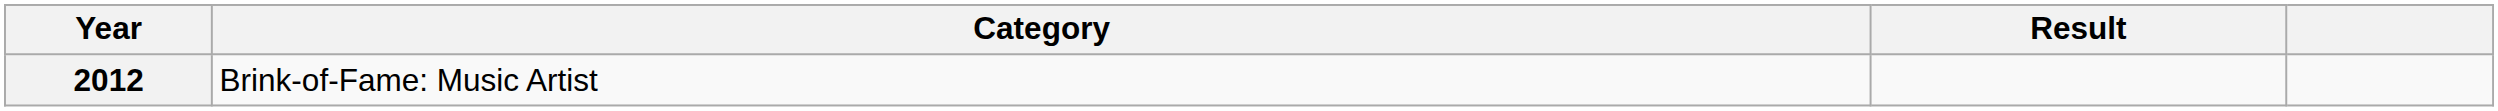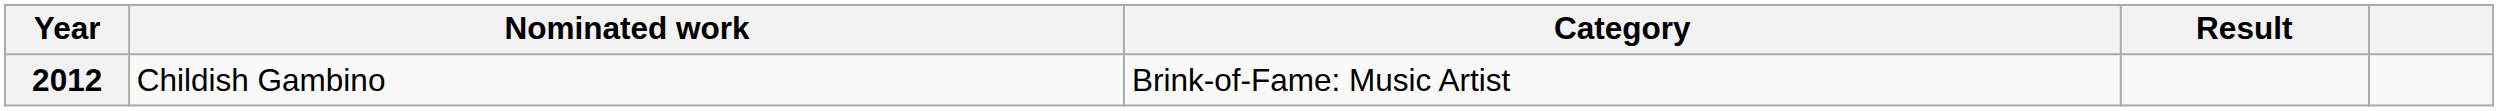+ column: (627, 29)
